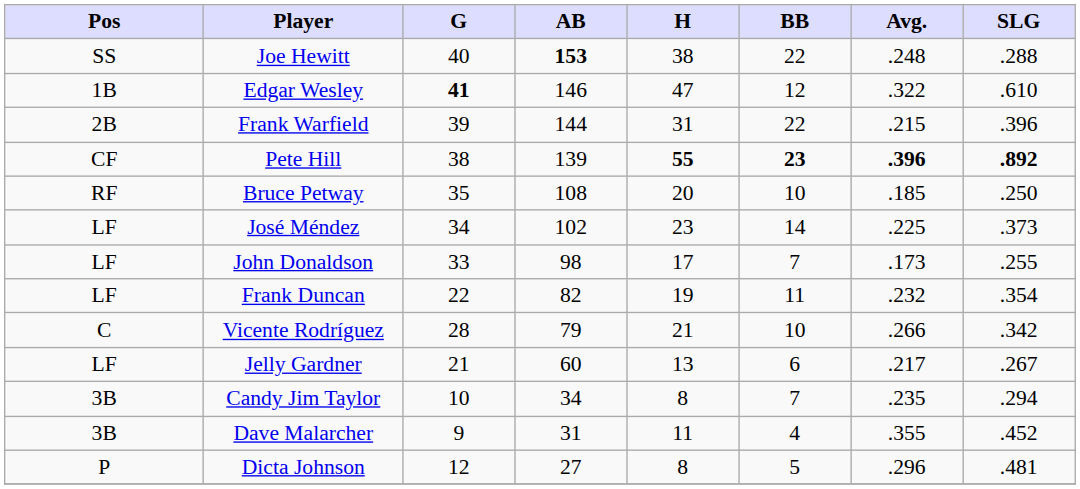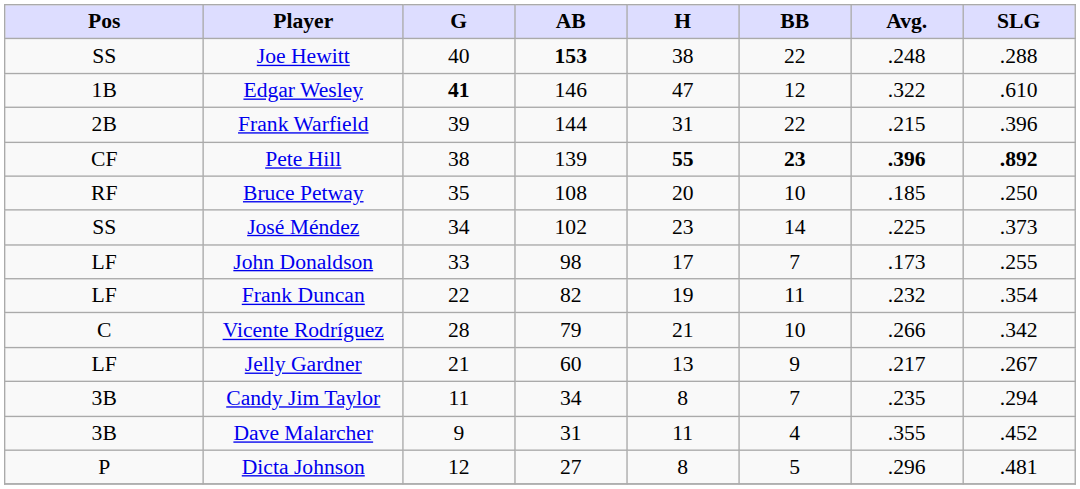(104, 227) LF -> (104, 227) SS
(795, 364) 6 -> (795, 364) 9
(459, 398) 10 -> (459, 398) 11
